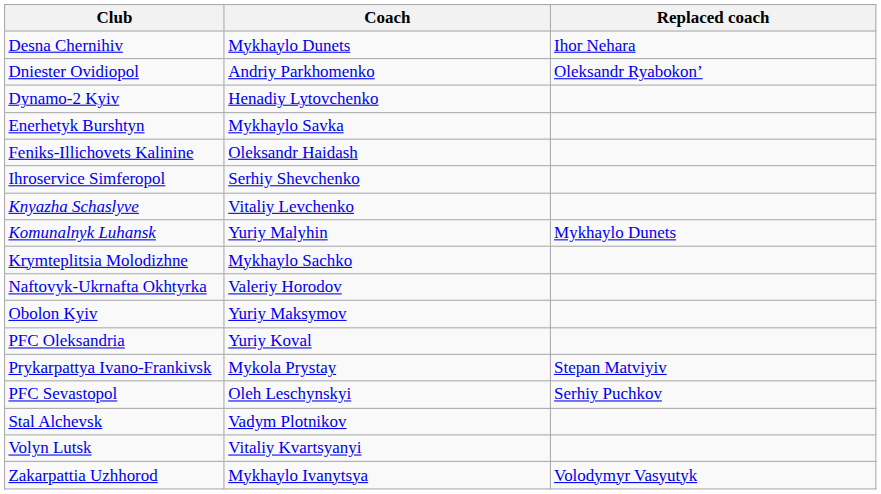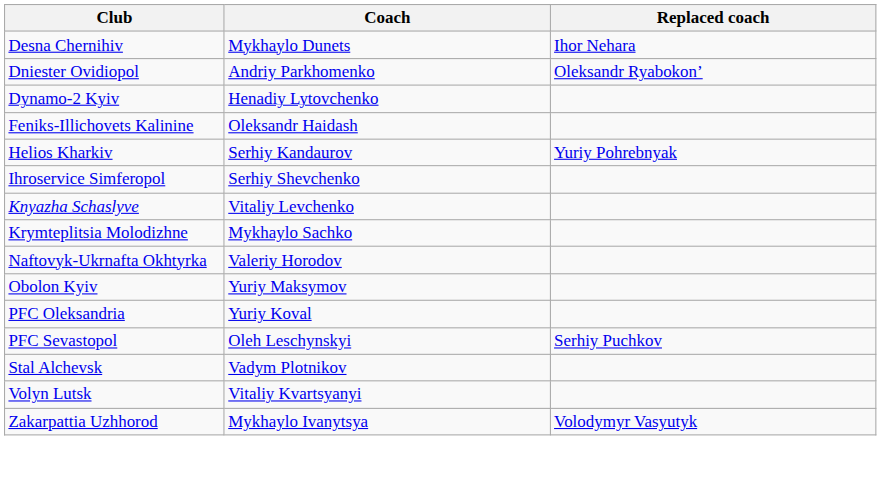- row: (77, 125)
+ row: (60, 152)
- row: (82, 233)
- row: (110, 367)
